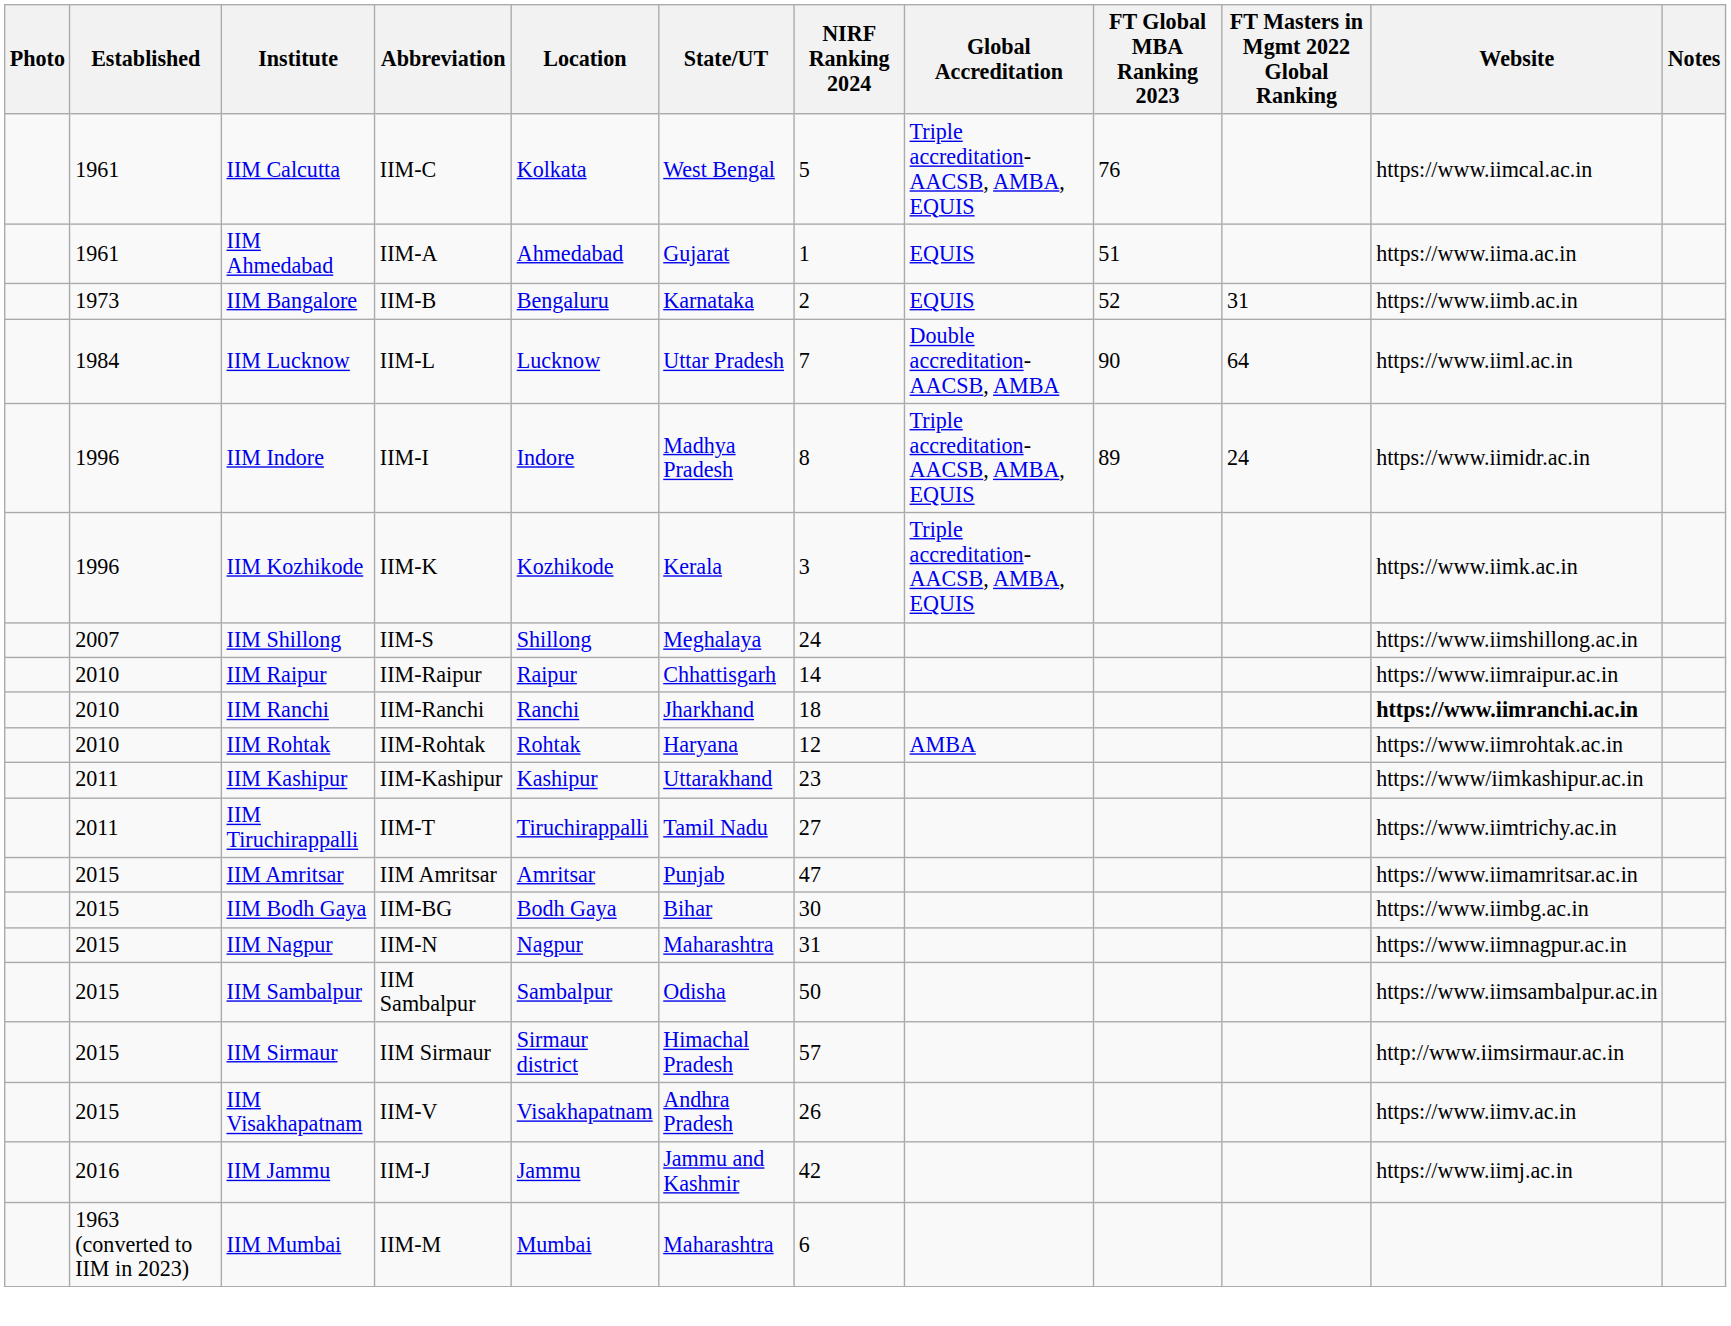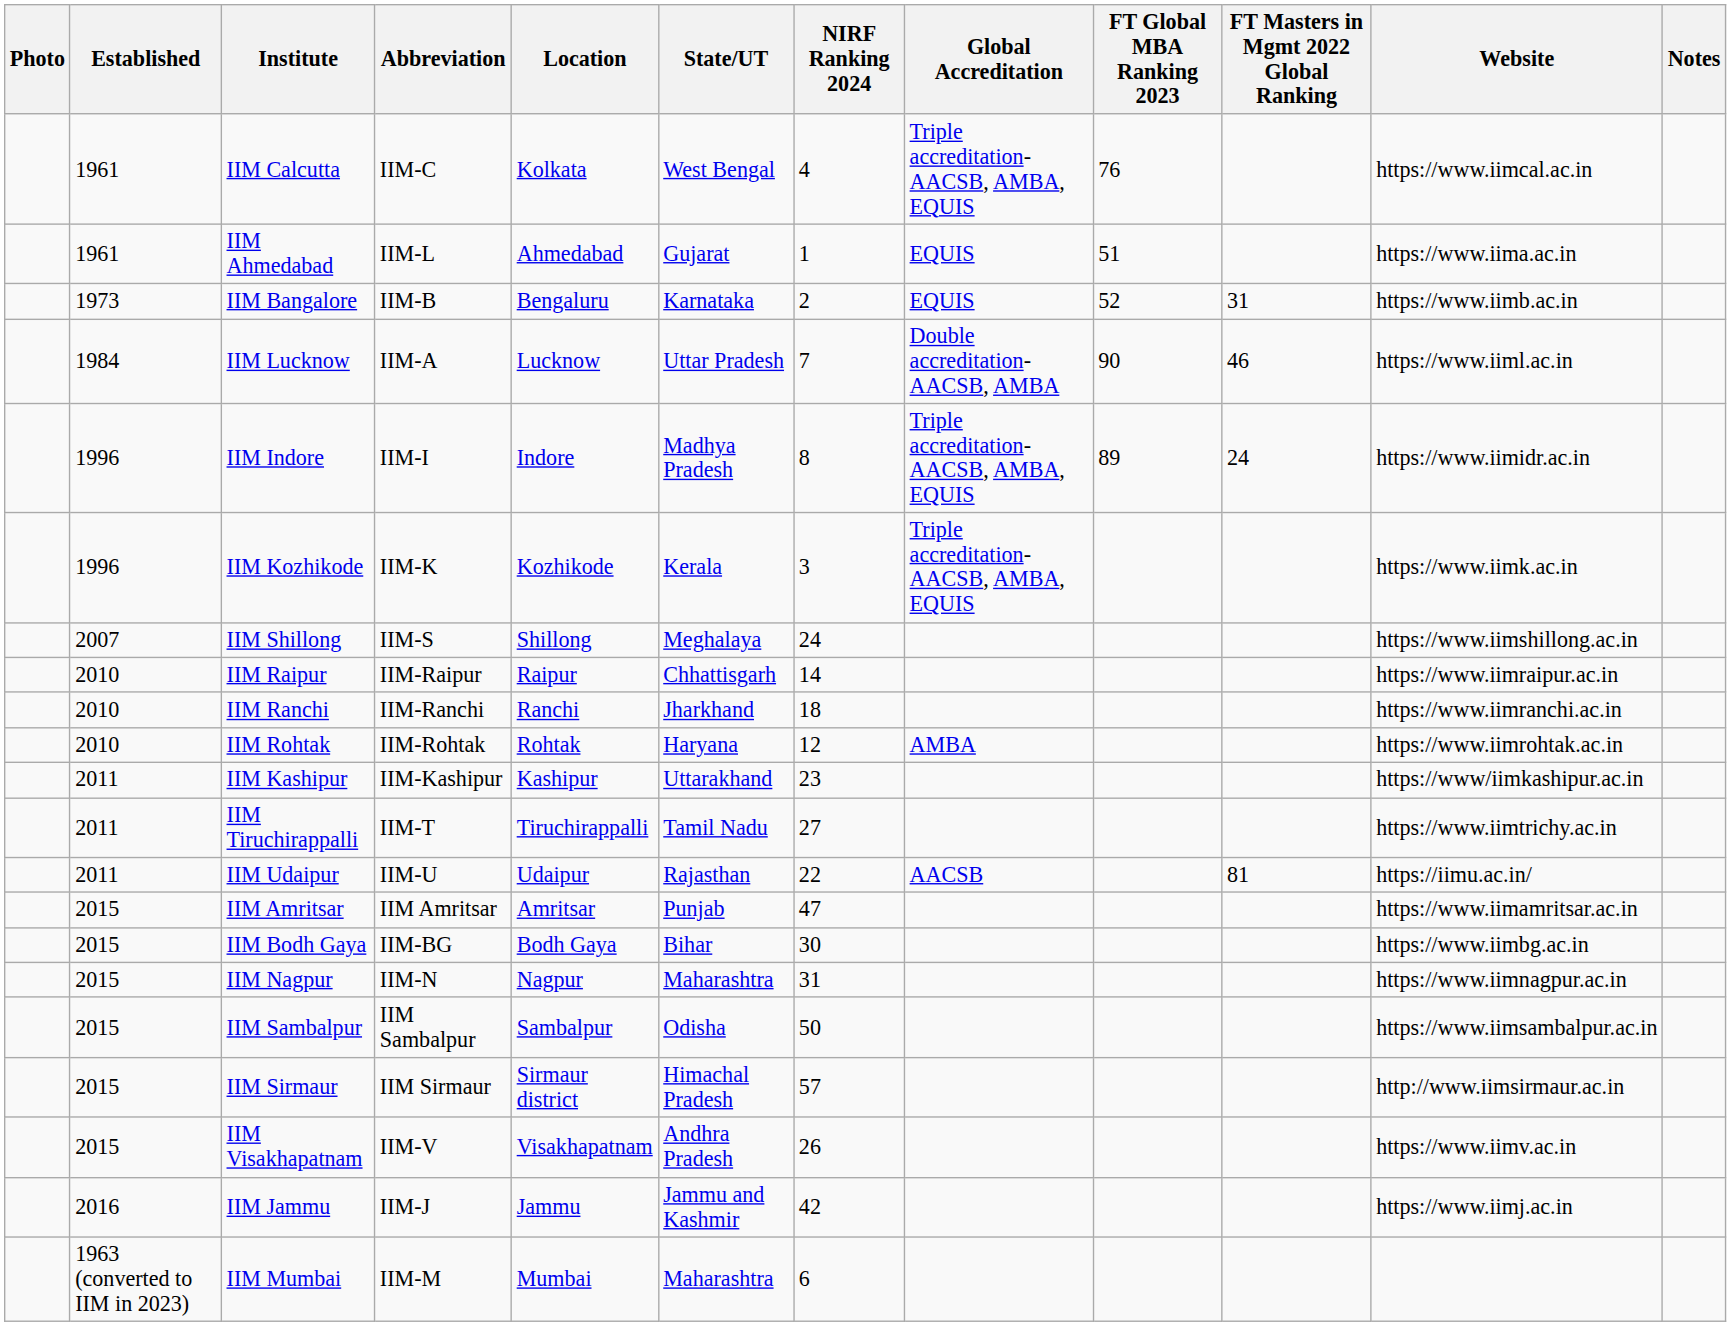(804, 168) 5 -> (804, 168) 4
(409, 253) IIM-A -> (407, 253) IIM-L
(407, 360) IIM-L -> (409, 360) IIM-A
(1238, 360) 64 -> (1238, 360) 46
(1507, 709) bold -> (1499, 709) normal
+ row: (283, 874)
